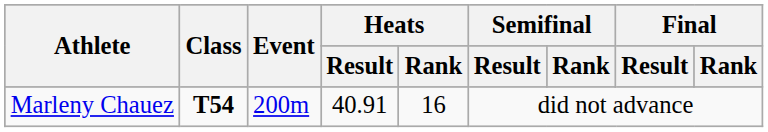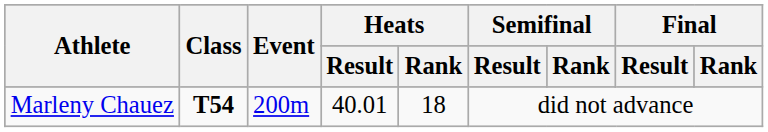(360, 106) 40.91 -> (360, 106) 40.01
(433, 106) 16 -> (433, 106) 18
